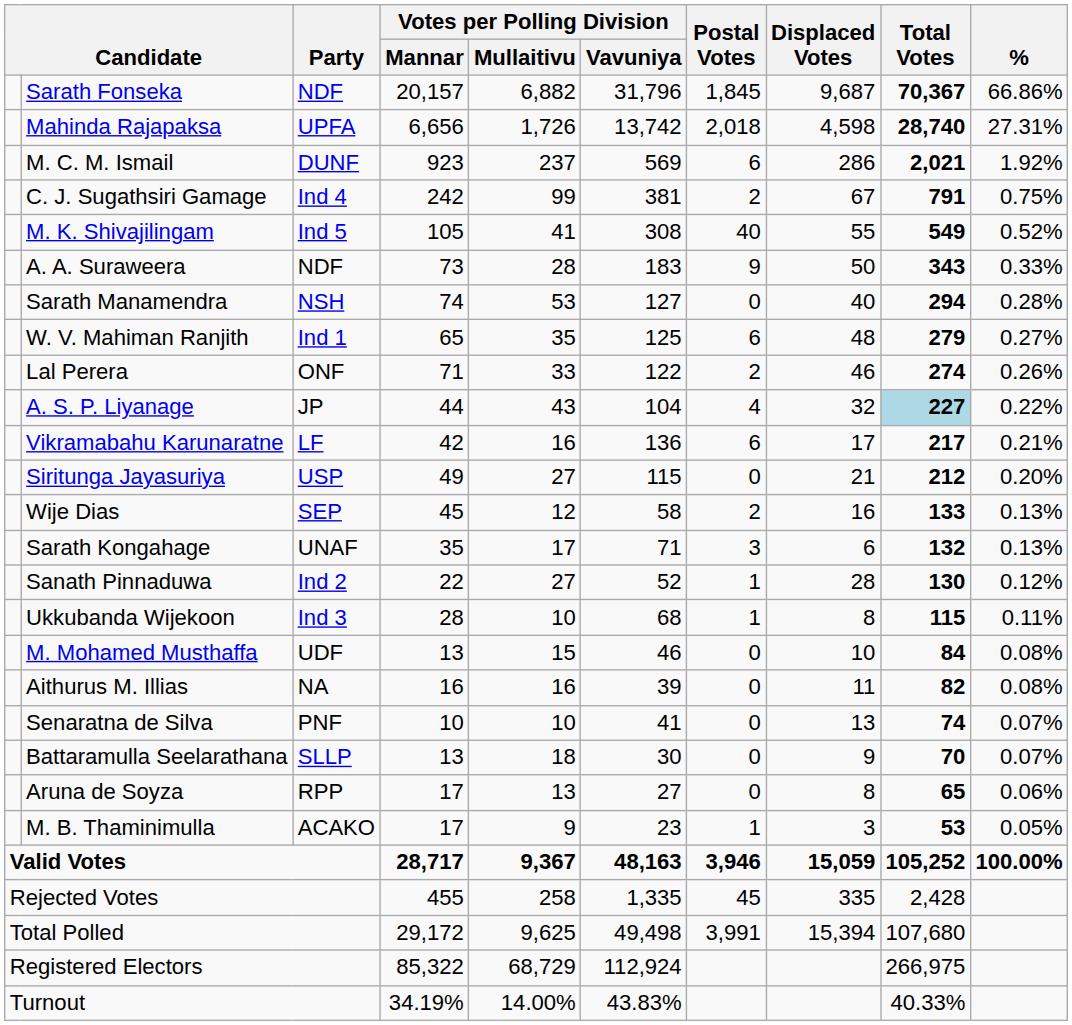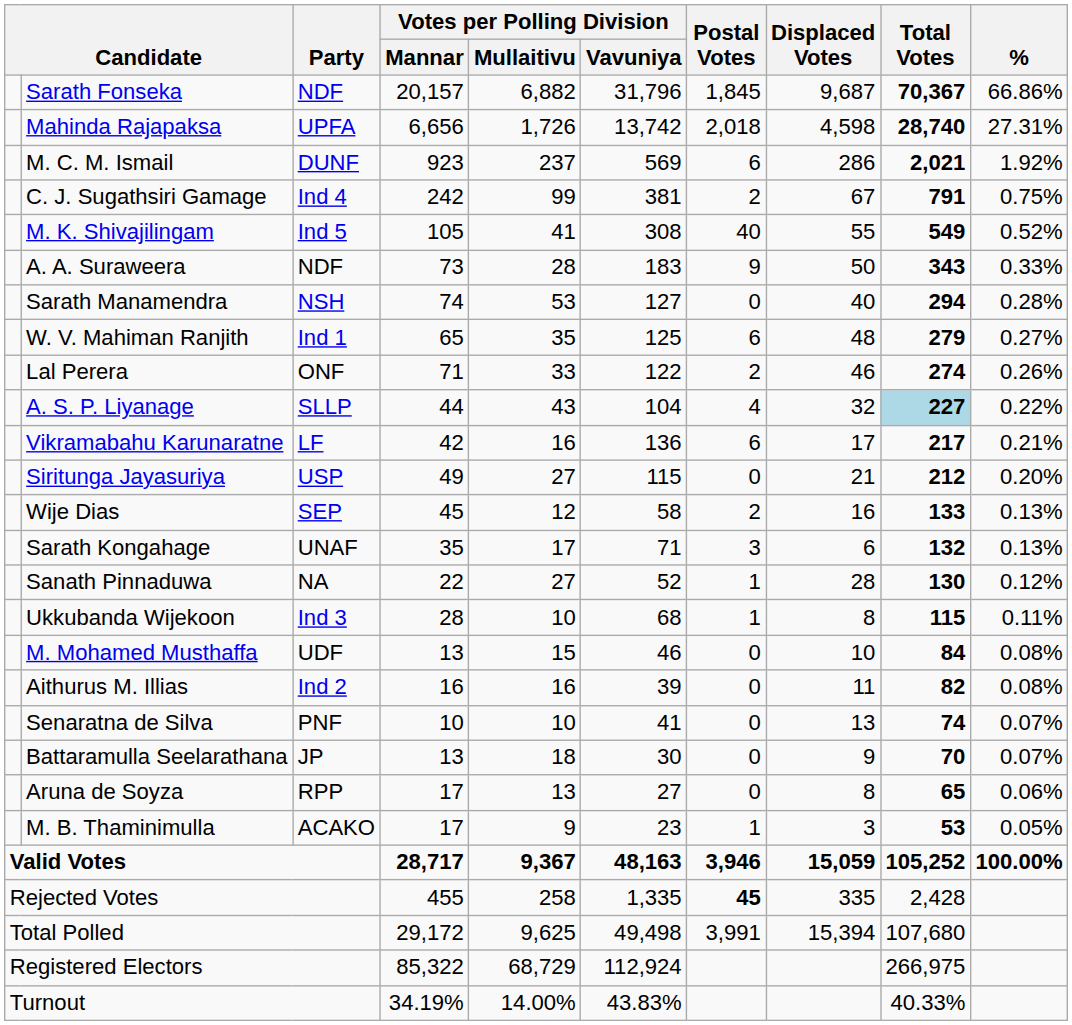(311, 407) JP -> (325, 407) SLLP
(322, 582) Ind 2 -> (313, 582) NA
(313, 687) NA -> (322, 687) Ind 2
(325, 757) SLLP -> (311, 757) JP
(749, 897) normal -> (749, 897) bold
